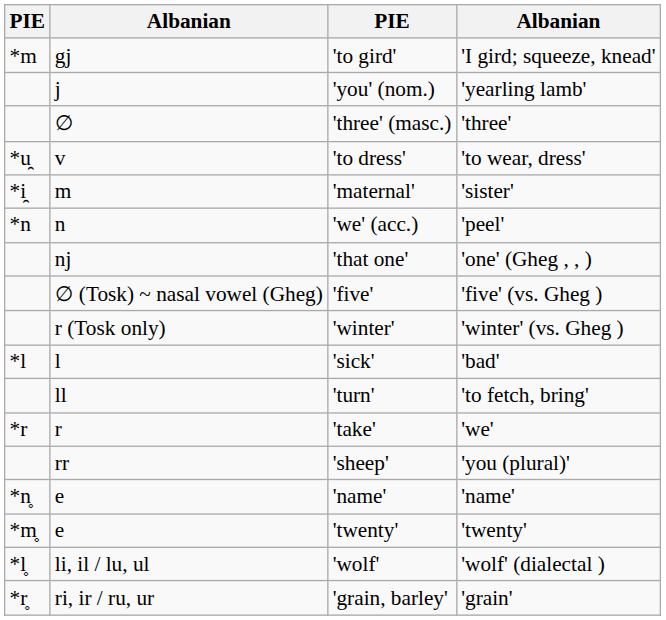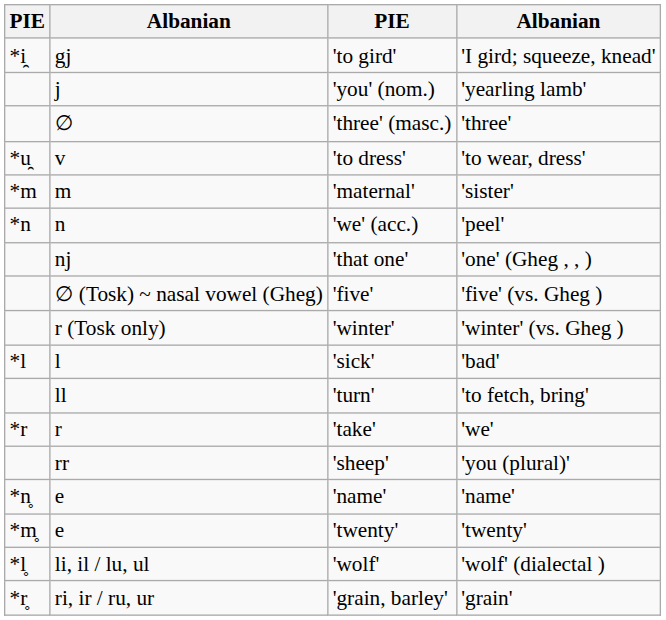(23, 55) *m -> (18, 55) *i̯
(18, 191) *i̯ -> (23, 191) *m
